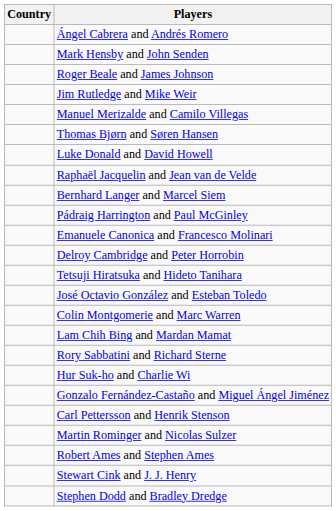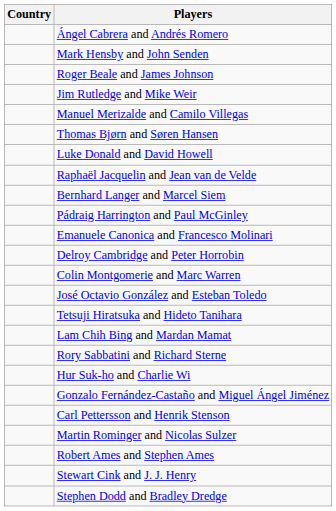rows swapped: (149, 275) <-> (149, 315)
